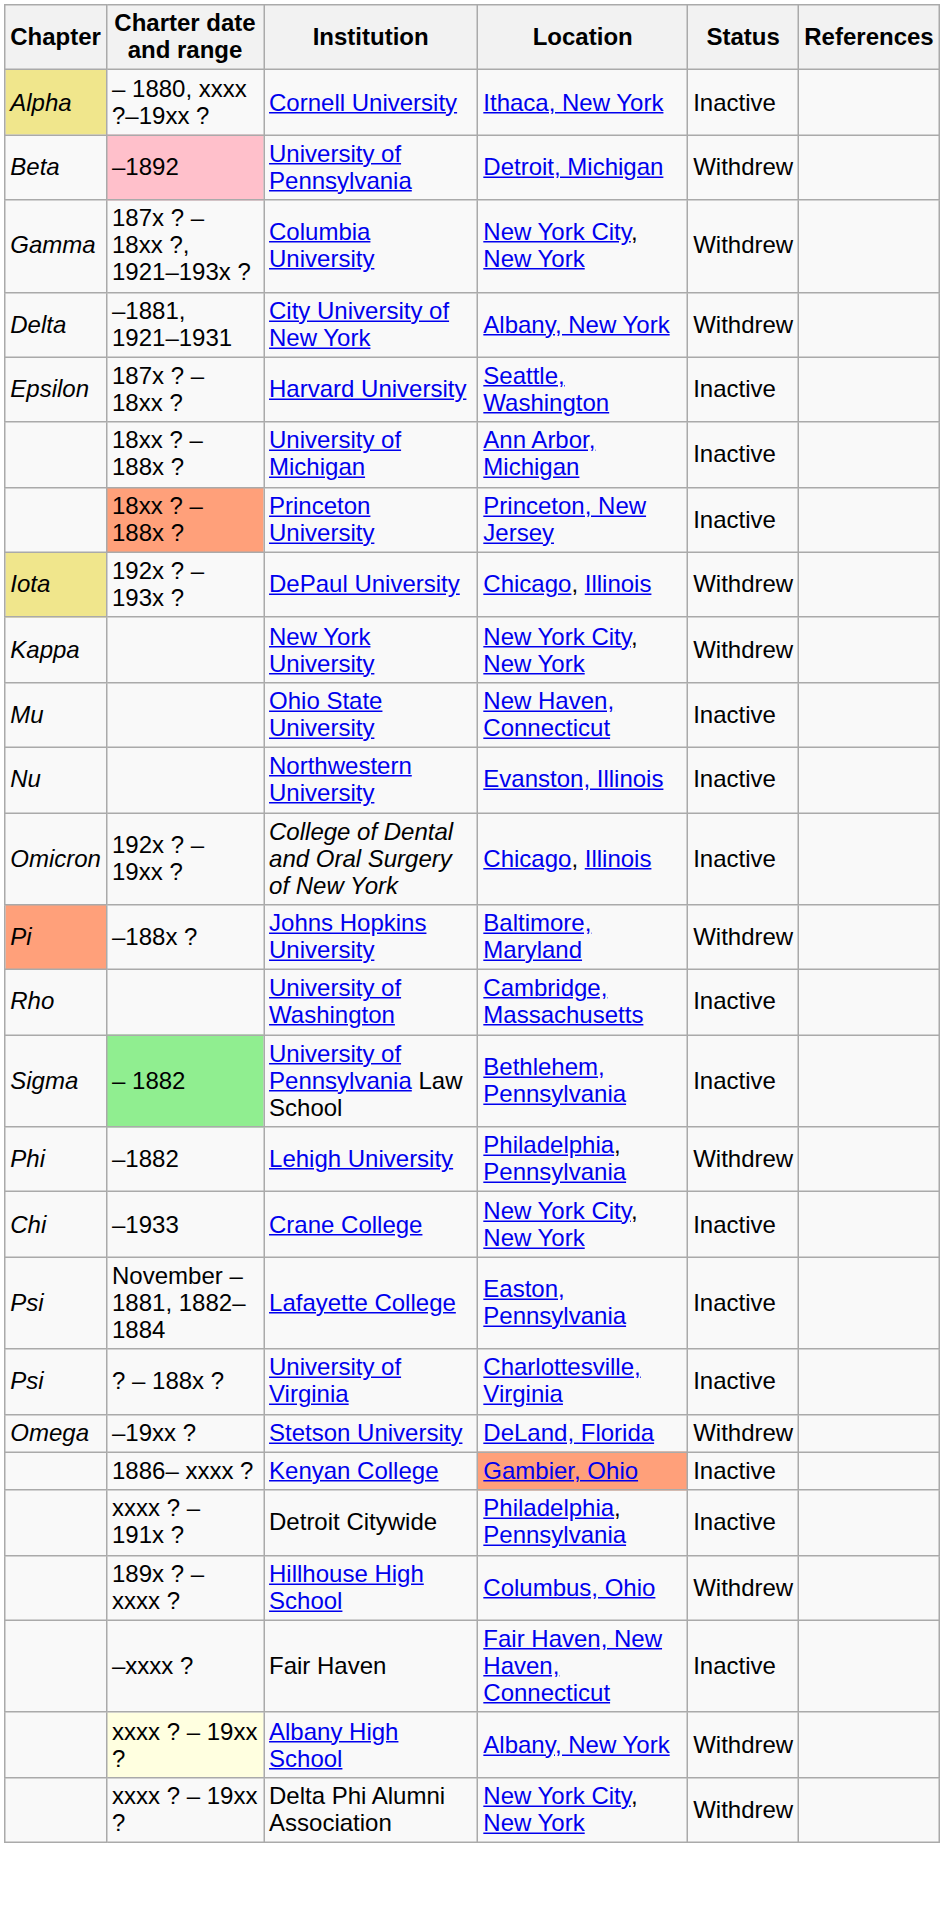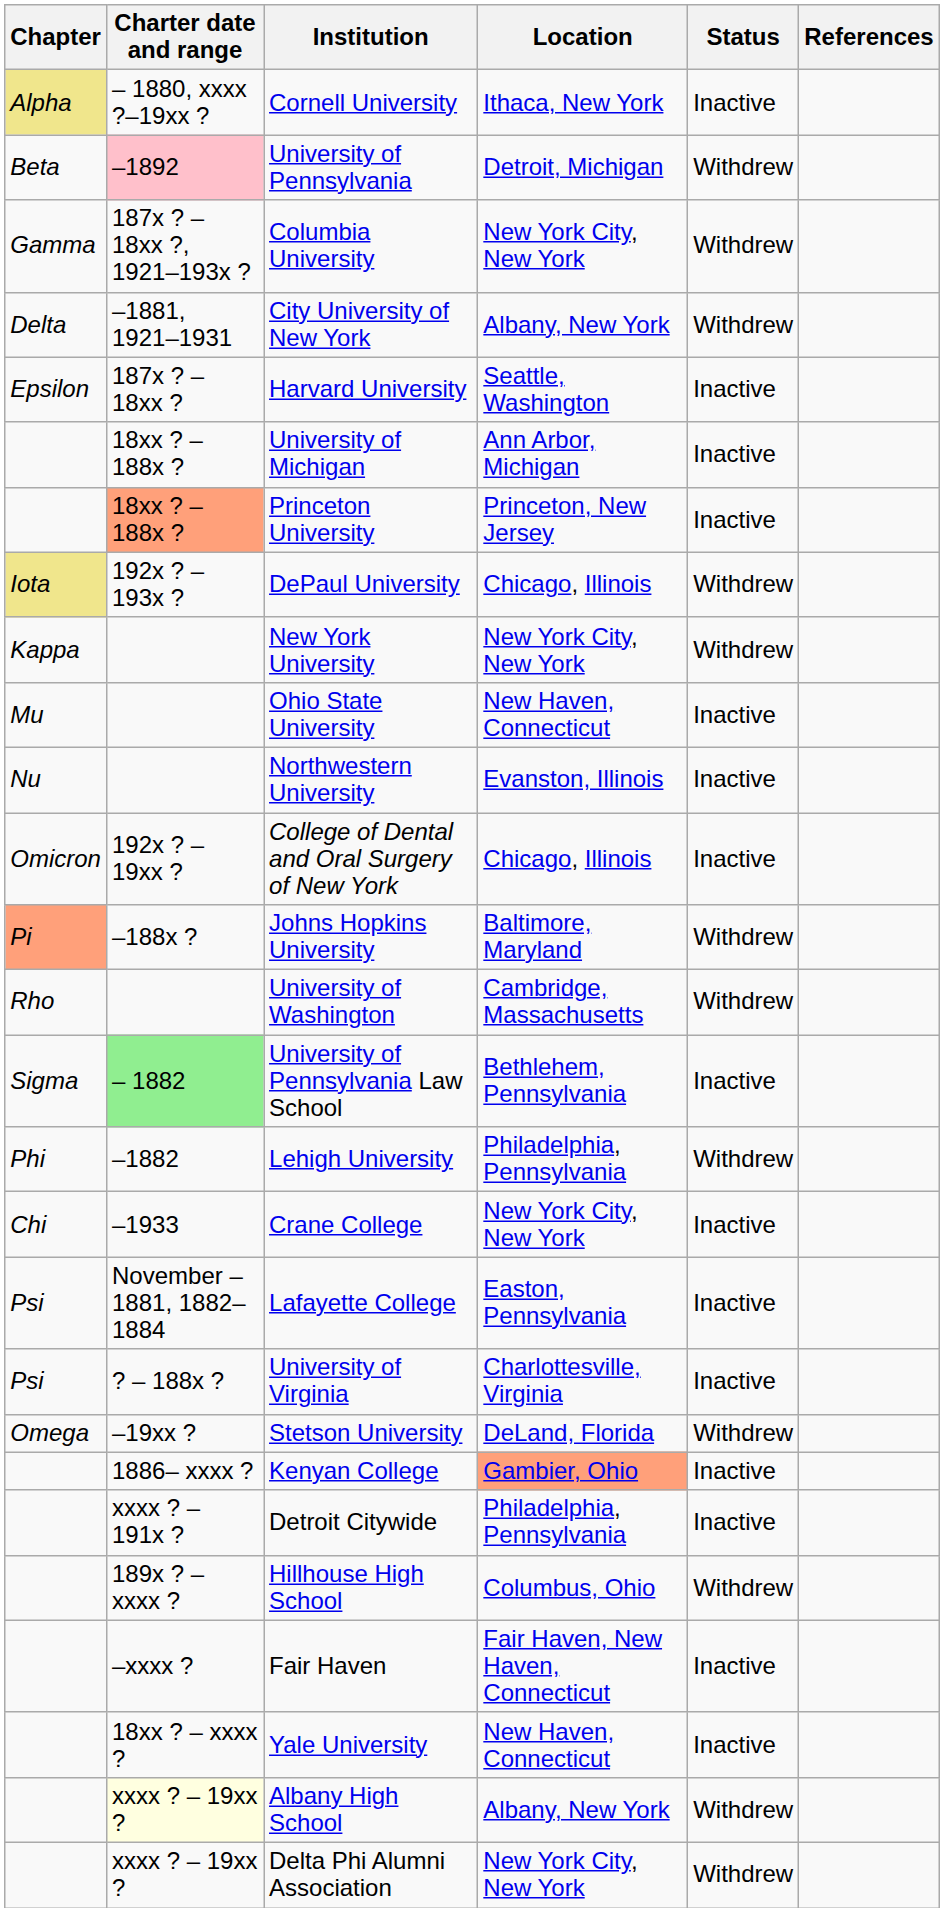(735, 1001) Inactive -> (743, 1001) Withdrew
+ row: (348, 1744)
